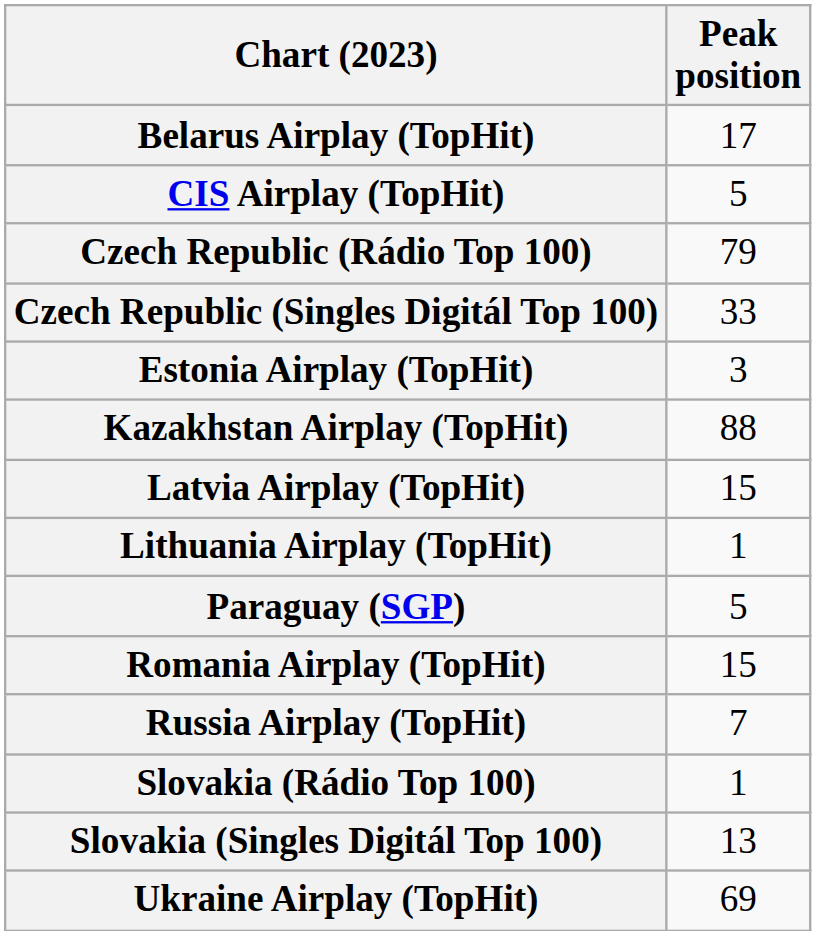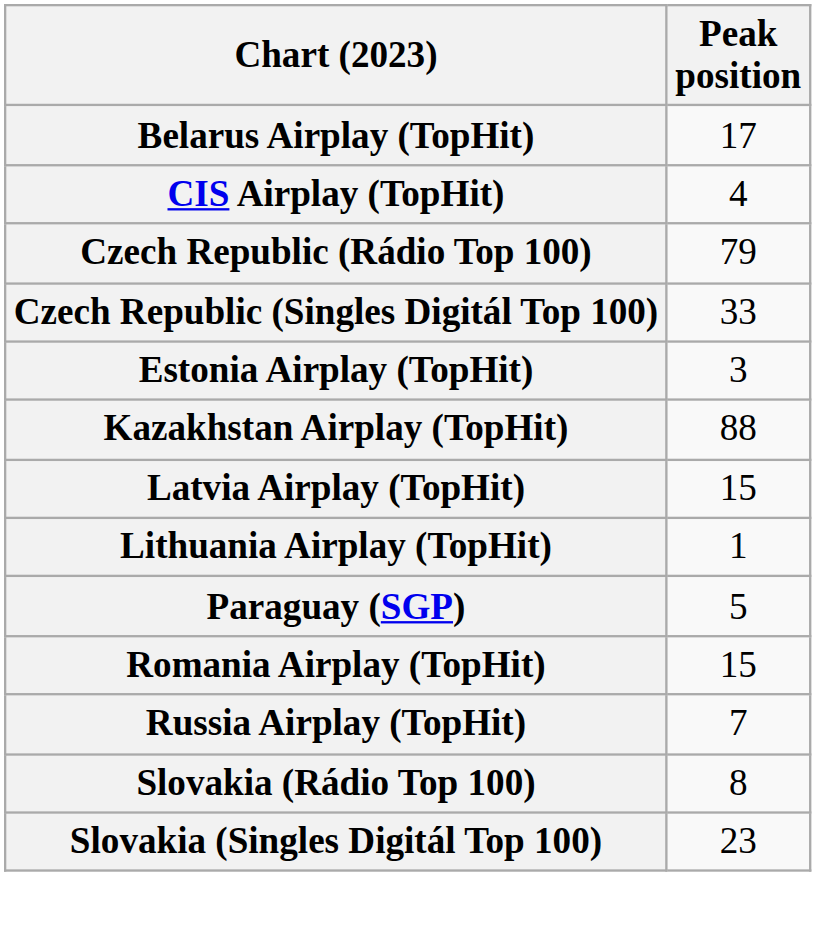(738, 193) 5 -> (738, 193) 4
(738, 782) 1 -> (738, 782) 8
(738, 841) 13 -> (738, 841) 23
- row: (336, 899)
